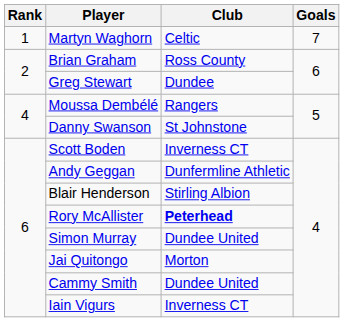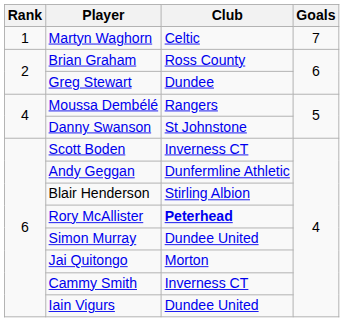(212, 283) Dundee United -> (207, 283) Inverness CT
(207, 305) Inverness CT -> (212, 305) Dundee United
